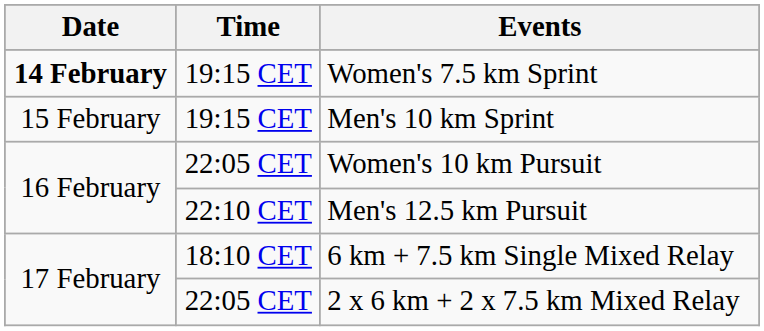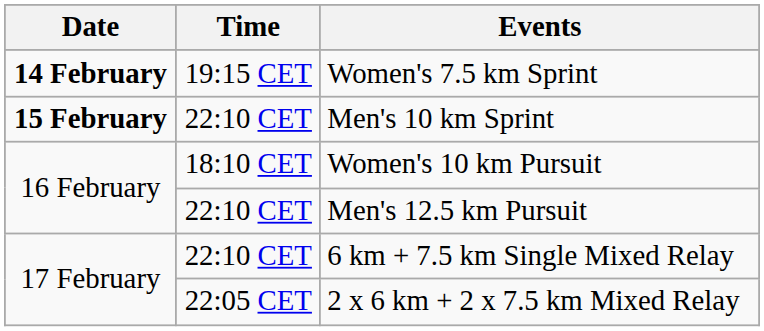(90, 118) normal -> (90, 118) bold
(248, 118) 19:15 CET -> (248, 118) 22:10 CET
(248, 164) 22:05 CET -> (248, 164) 18:10 CET
(248, 255) 18:10 CET -> (248, 255) 22:10 CET
